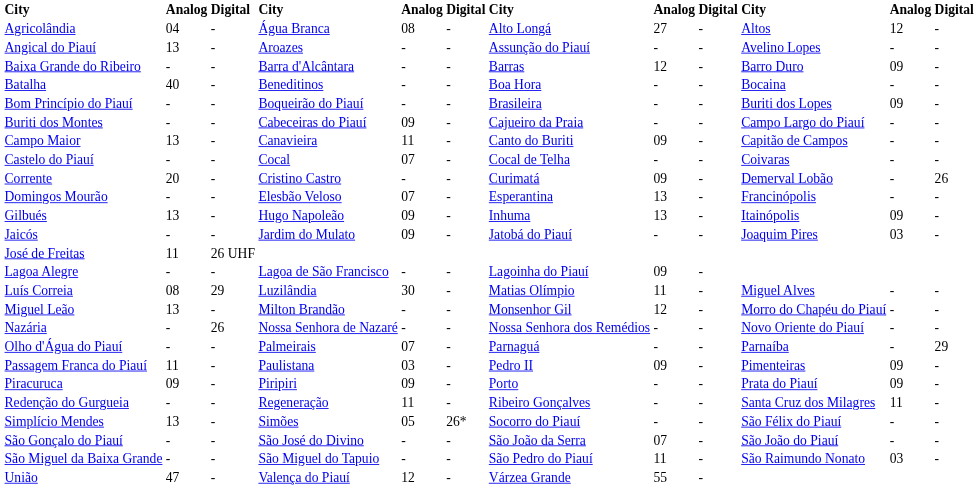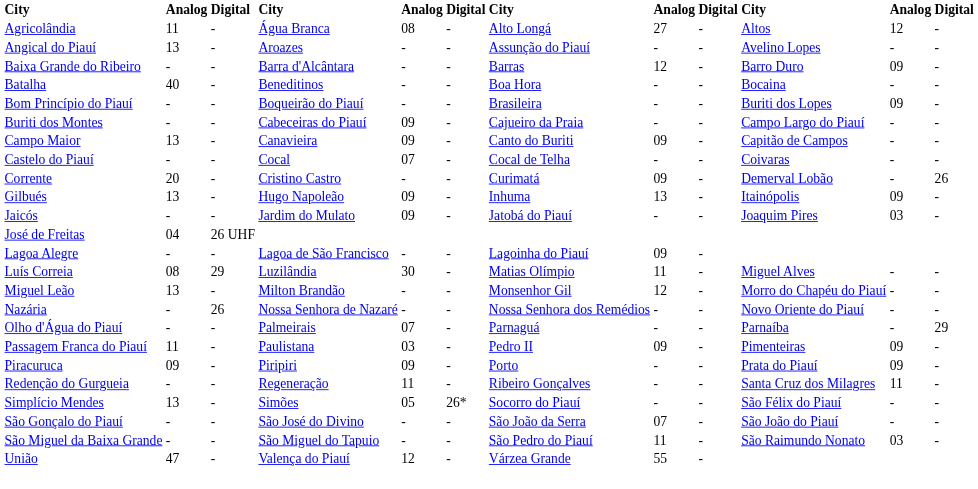(173, 28) 04 -> (172, 28) 11
(408, 141) 11 -> (408, 141) 09
- row: (56, 197)
(172, 253) 11 -> (173, 234) 04
